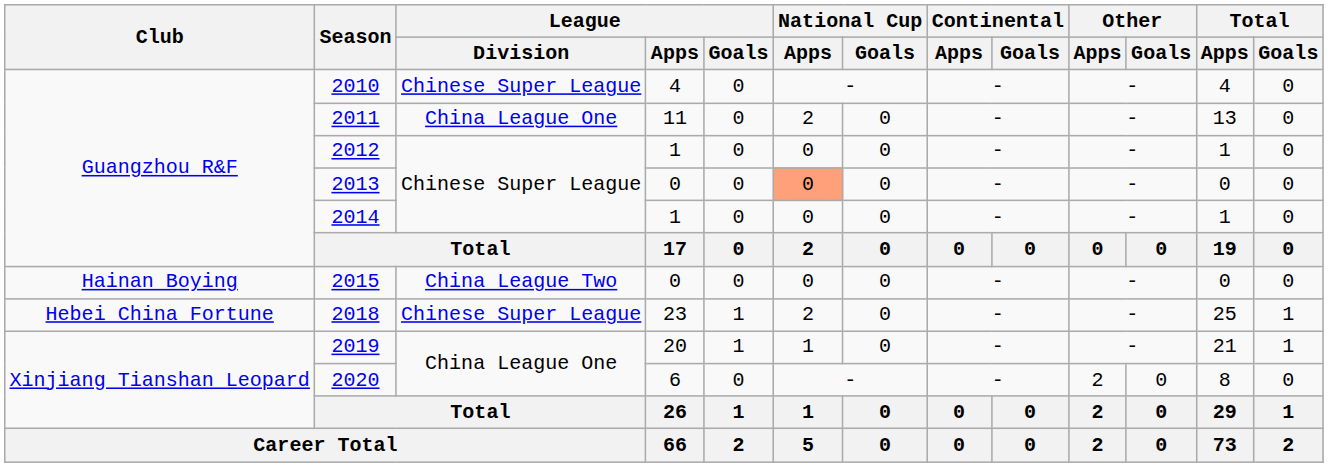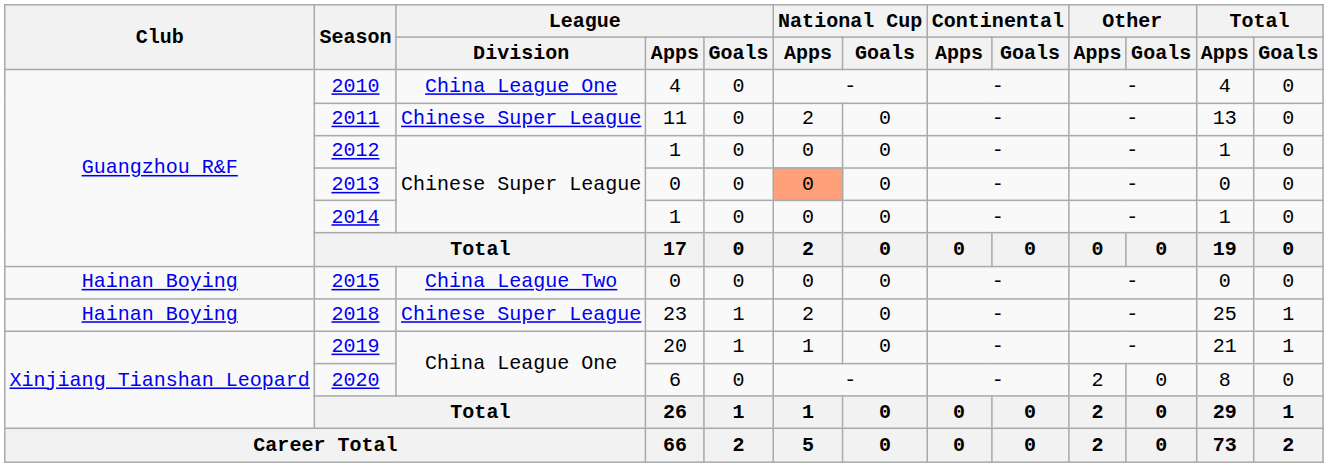(521, 86) Chinese Super League -> (521, 86) China League One
(521, 119) China League One -> (521, 119) Chinese Super League
(160, 315) Hebei China Fortune -> (160, 315) Hainan Boying
